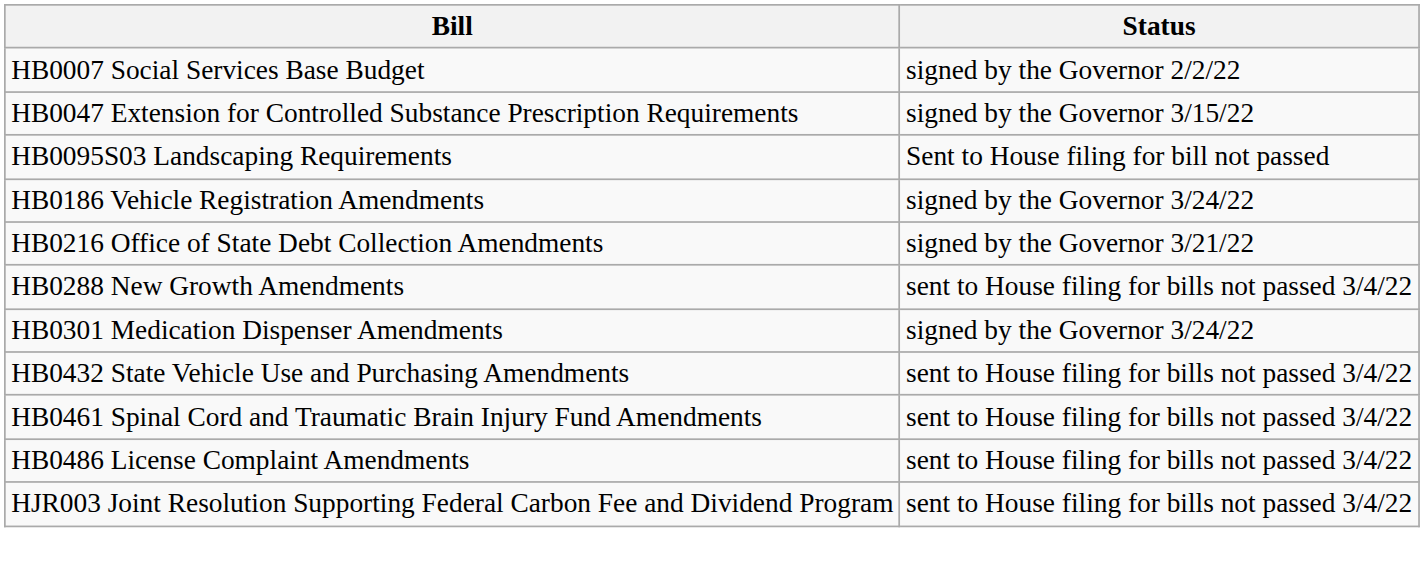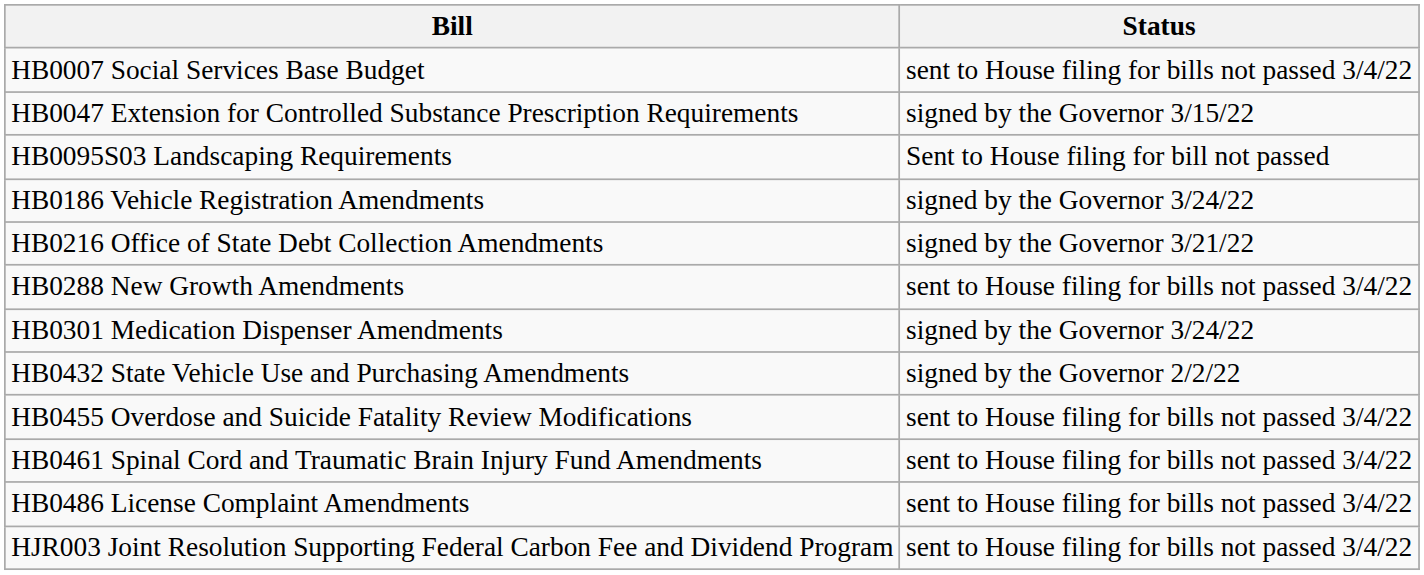(1073, 69) signed by the Governor 2/2/22 -> (1159, 69) sent to House filing for bills not passed 3/4/22
(1159, 373) sent to House filing for bills not passed 3/4/22 -> (1073, 373) signed by the Governor 2/2/22
+ row: (352, 416)
